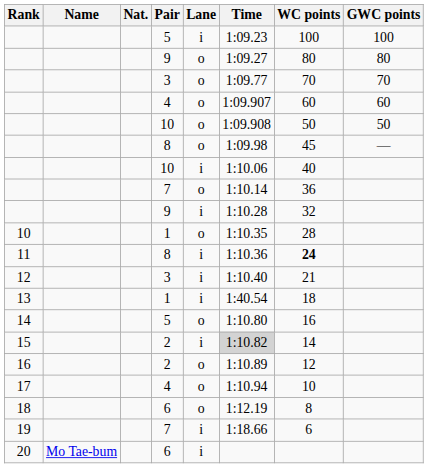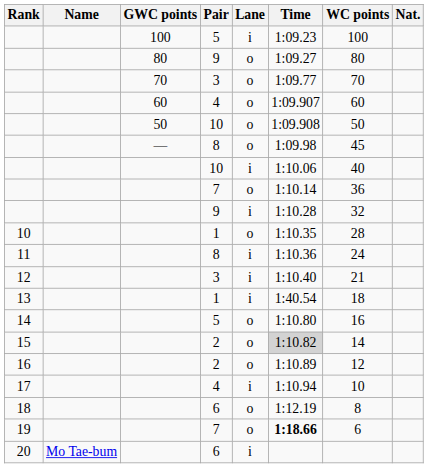columns swapped: (136, 15) <-> (384, 15)
(309, 255) bold -> (358, 255) normal
(201, 342) i -> (250, 342) o
(201, 386) o -> (250, 386) i
(201, 430) i -> (250, 430) o
(247, 430) normal -> (296, 430) bold
